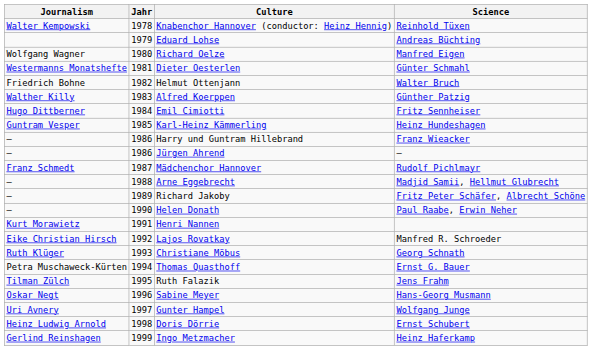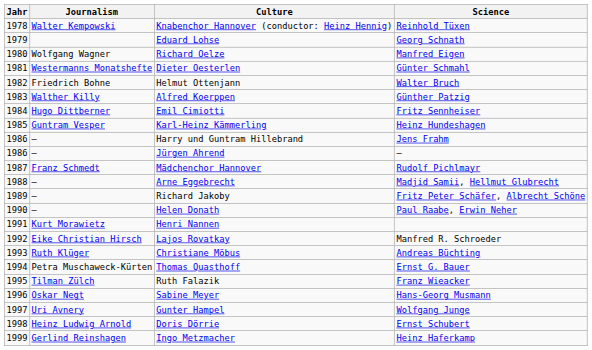columns swapped: (142, 11) <-> (67, 11)
(438, 40) Andreas Büchting -> (431, 40) Georg Schnath
(433, 139) Franz Wieacker -> (423, 139) Jens Frahm
(431, 253) Georg Schnath -> (438, 253) Andreas Büchting
(423, 281) Jens Frahm -> (433, 281) Franz Wieacker
